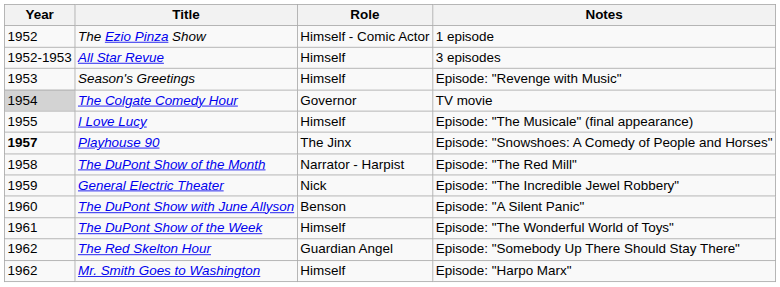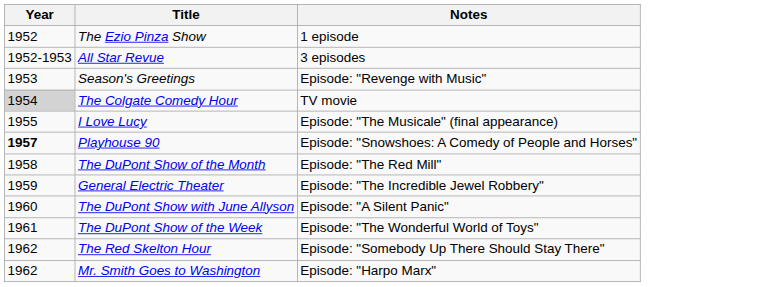- column: (365, 15)
